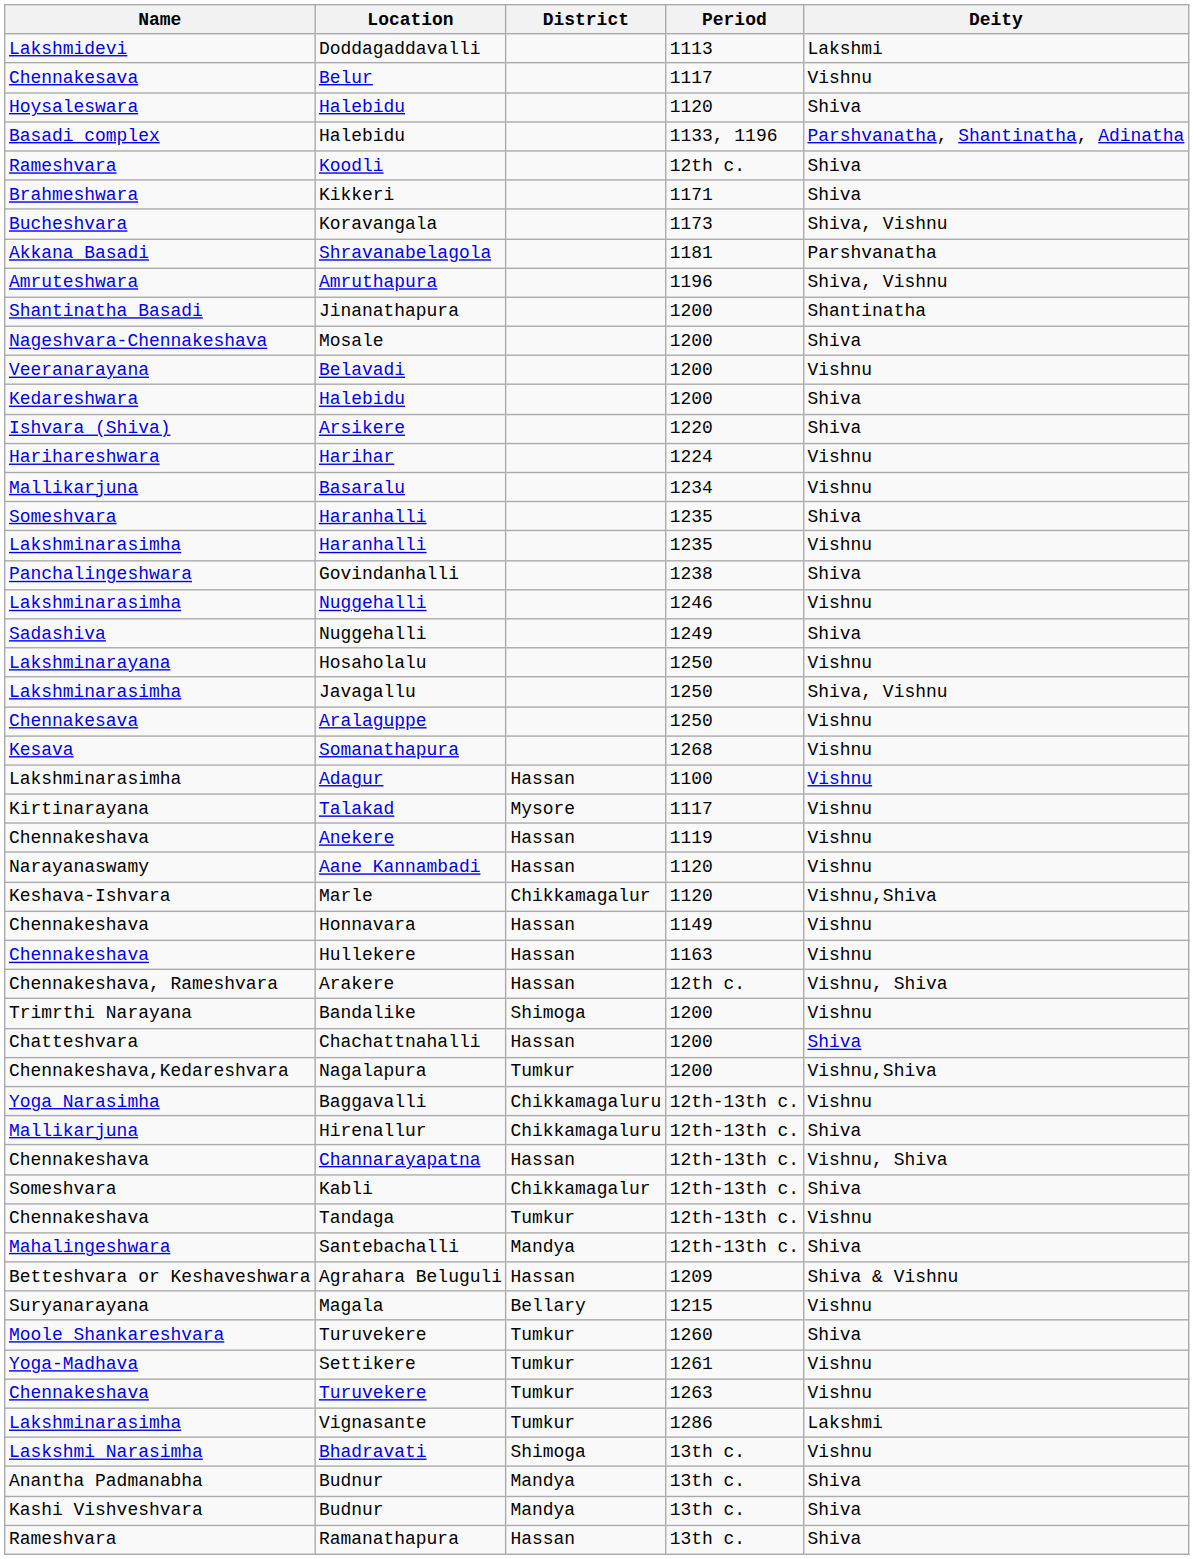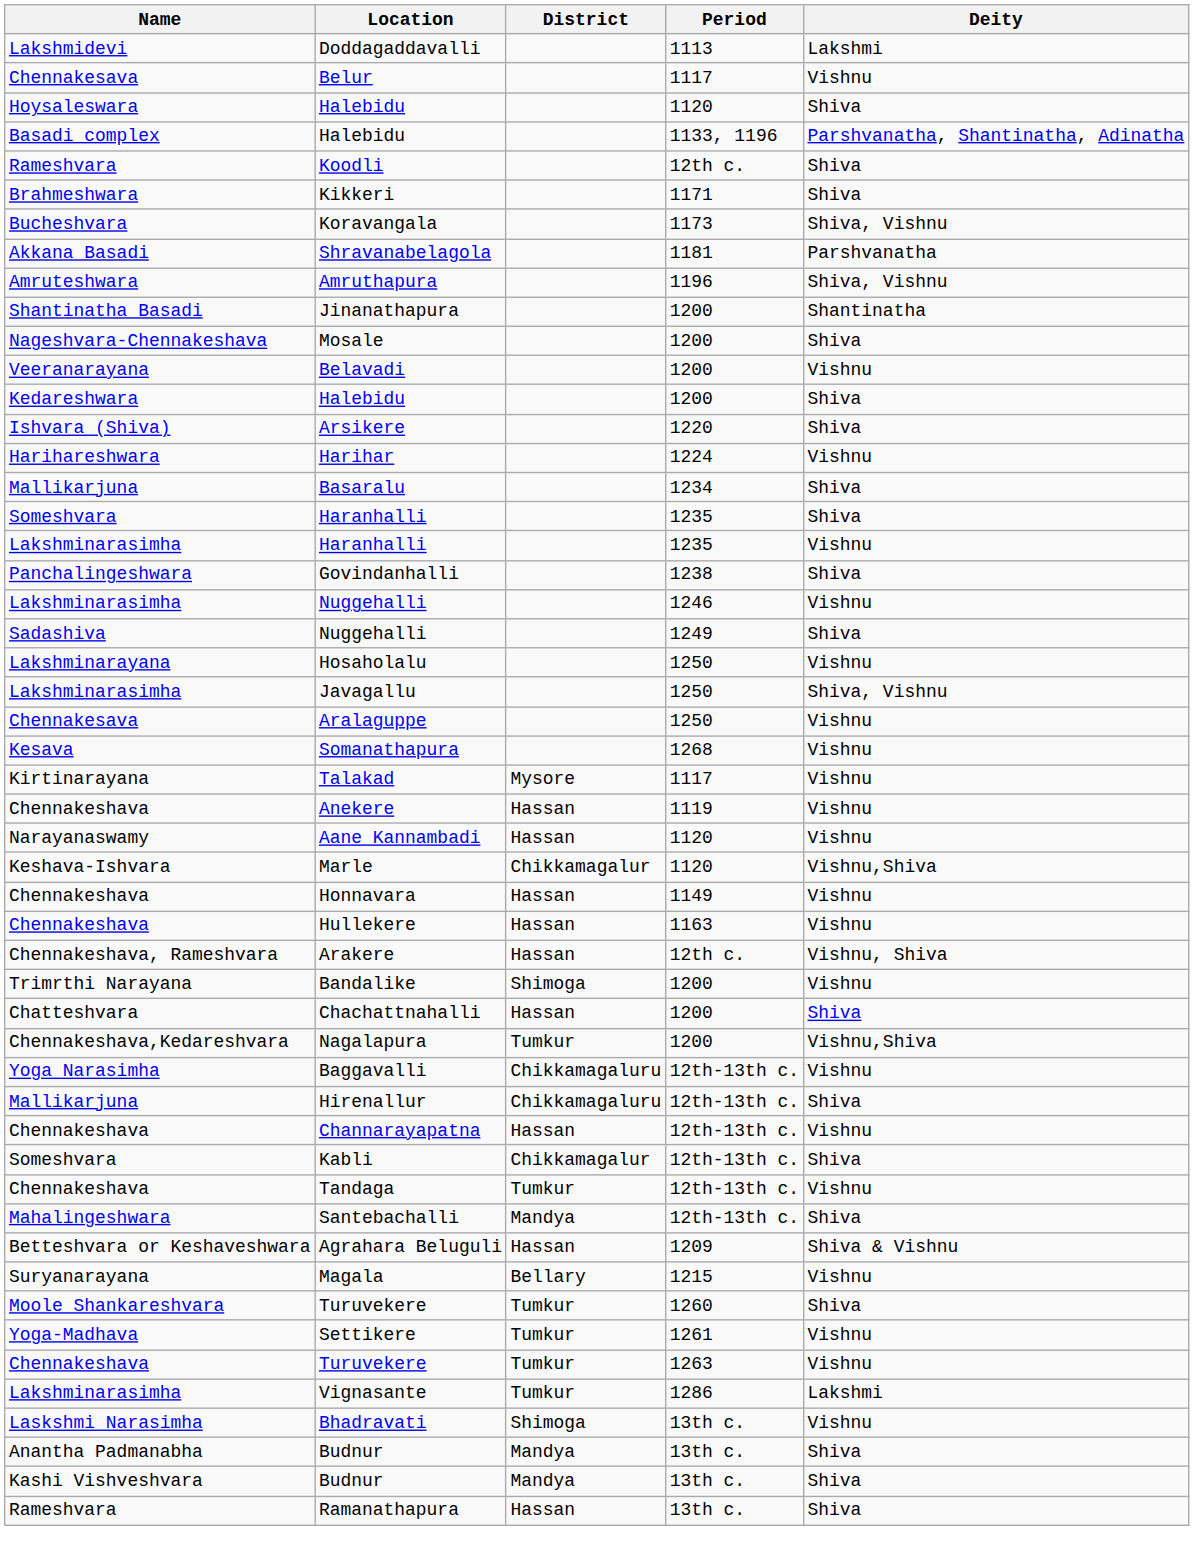(840, 487) Vishnu -> (834, 487) Shiva
- row: (95, 780)
(877, 1160) Vishnu, Shiva -> (840, 1130) Vishnu
